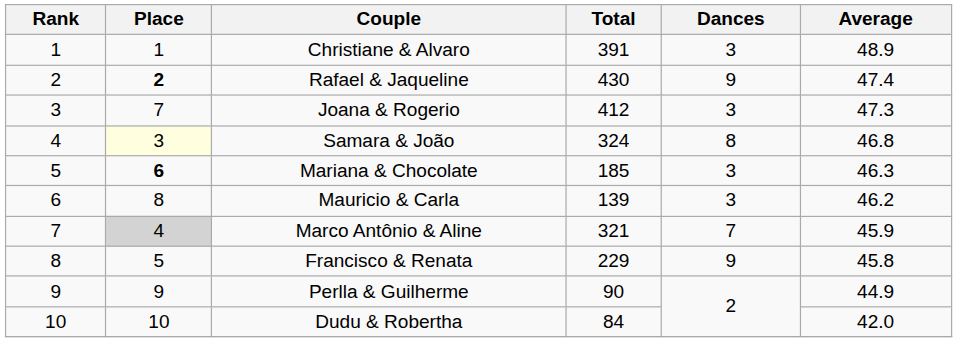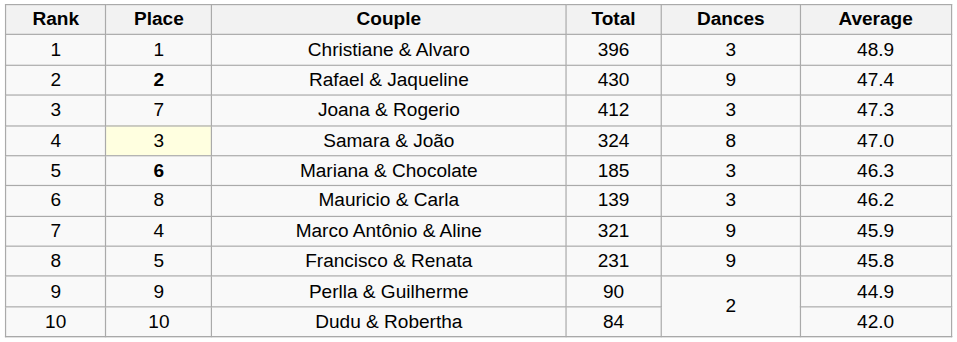(614, 49) 391 -> (614, 49) 396
(876, 140) 46.8 -> (876, 140) 47.0
(159, 230) lightgrey background -> (159, 230) no background
(731, 230) 7 -> (731, 230) 9
(614, 261) 229 -> (614, 261) 231
